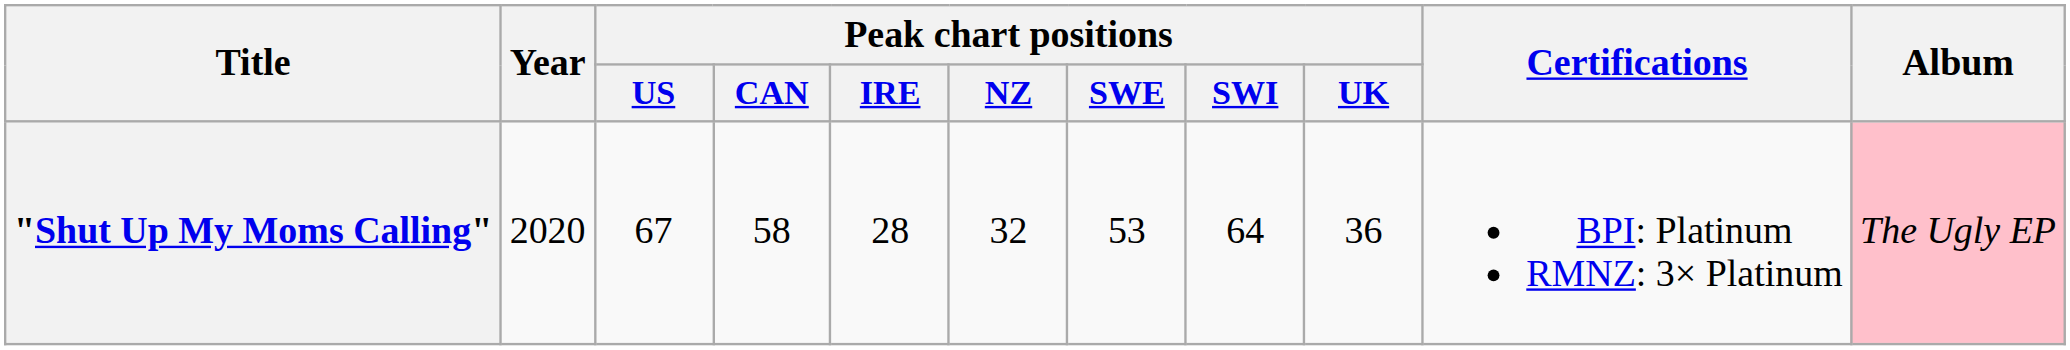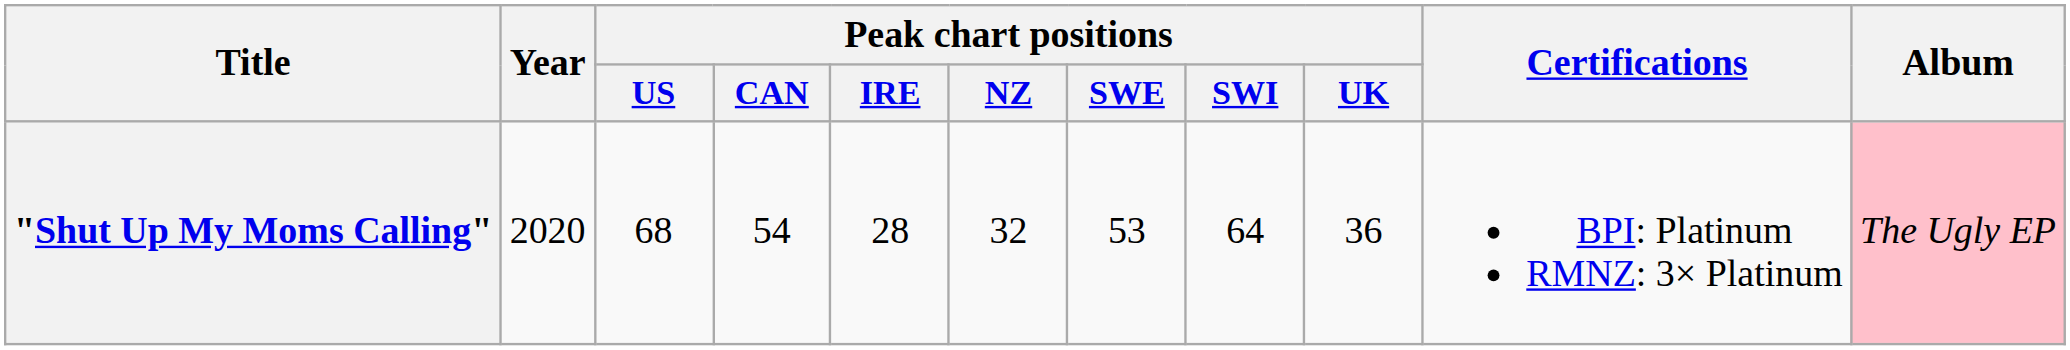(653, 231) 67 -> (653, 231) 68
(772, 231) 58 -> (772, 231) 54
